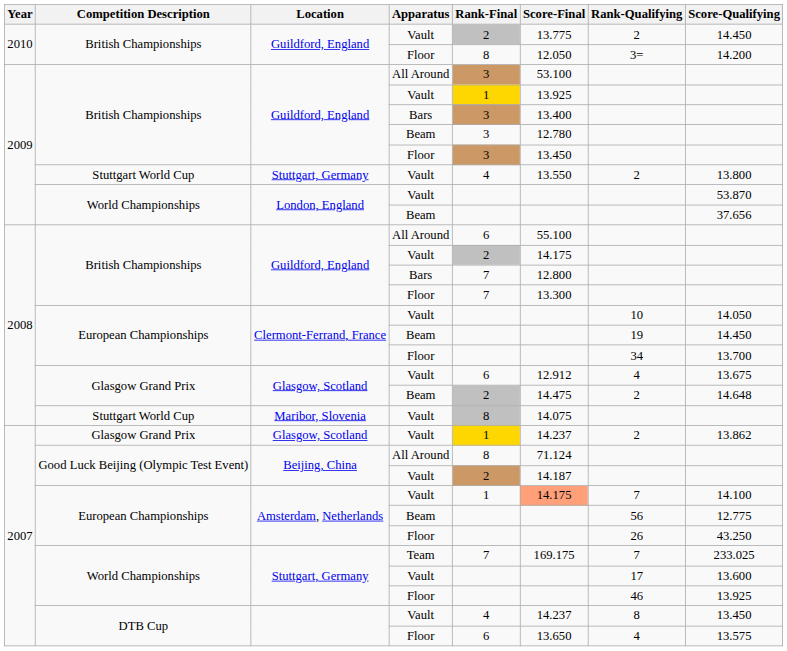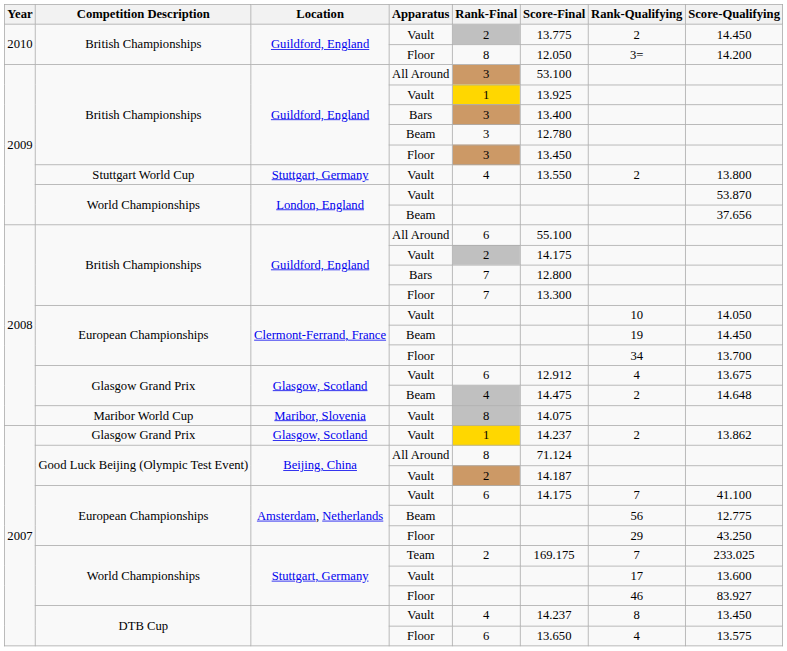(486, 395) 2 -> (486, 395) 4
(143, 415) Stuttgart World Cup -> (143, 415) Maribor World Cup
(486, 495) 1 -> (486, 495) 6
(554, 495) lightsalmon background -> (554, 495) no background
(734, 495) 14.100 -> (734, 495) 41.100
(637, 535) 26 -> (637, 535) 29
(486, 555) 7 -> (486, 555) 2
(734, 595) 13.925 -> (734, 595) 83.927
